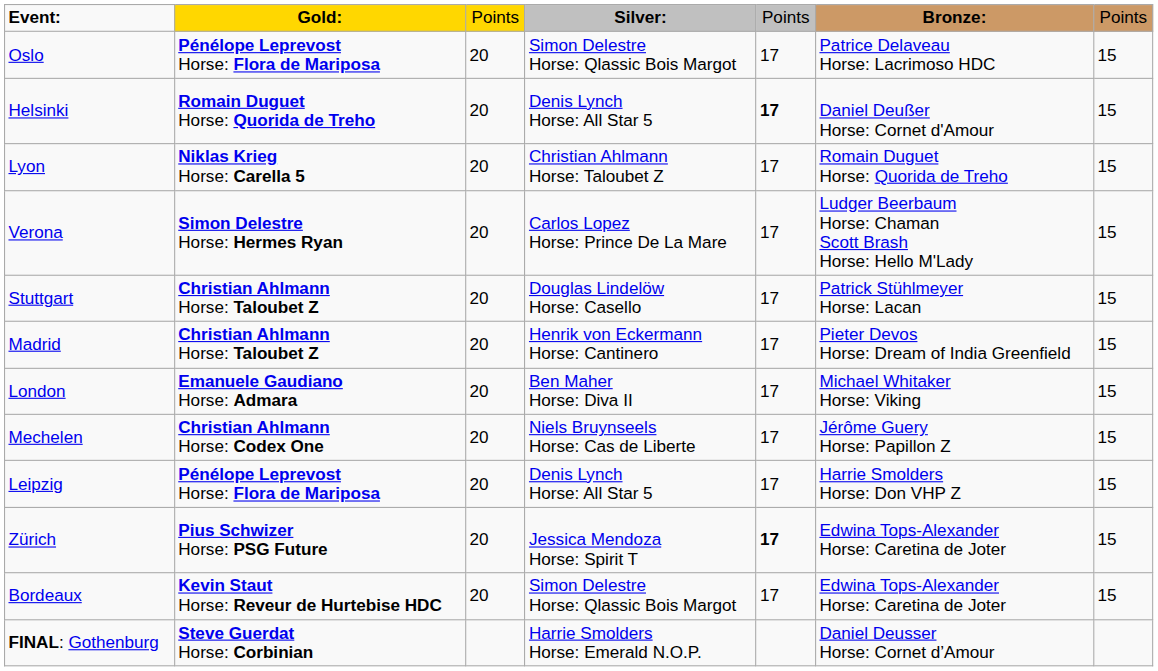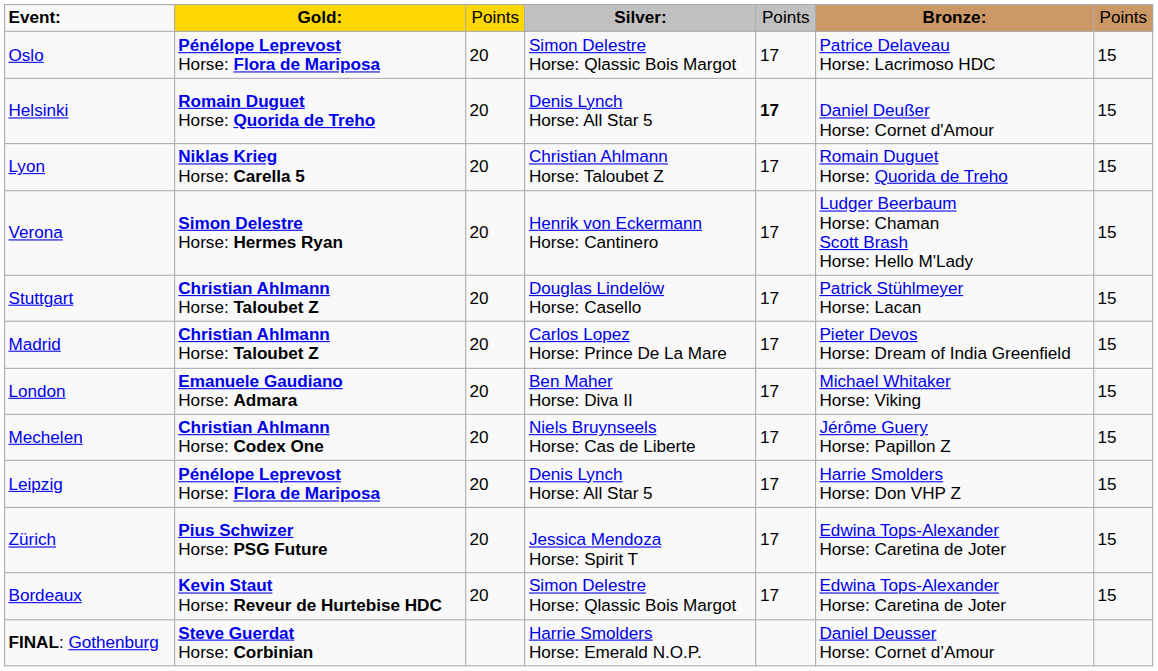(628, 232) Carlos Lopez Horse: Prince De La Mare -> (616, 232) Henrik von Eckermann Horse: Cantinero
(616, 344) Henrik von Eckermann Horse: Cantinero -> (628, 344) Carlos Lopez Horse: Prince De La Mare
(769, 539) bold -> (769, 539) normal
